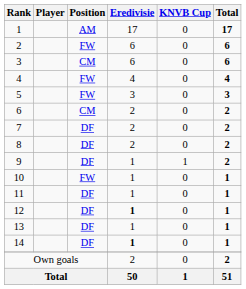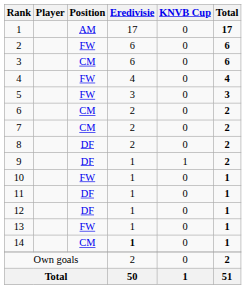(87, 128) DF -> (87, 128) CM
(132, 210) bold -> (132, 210) normal
(87, 227) DF -> (87, 227) FW
(87, 243) DF -> (87, 243) CM
